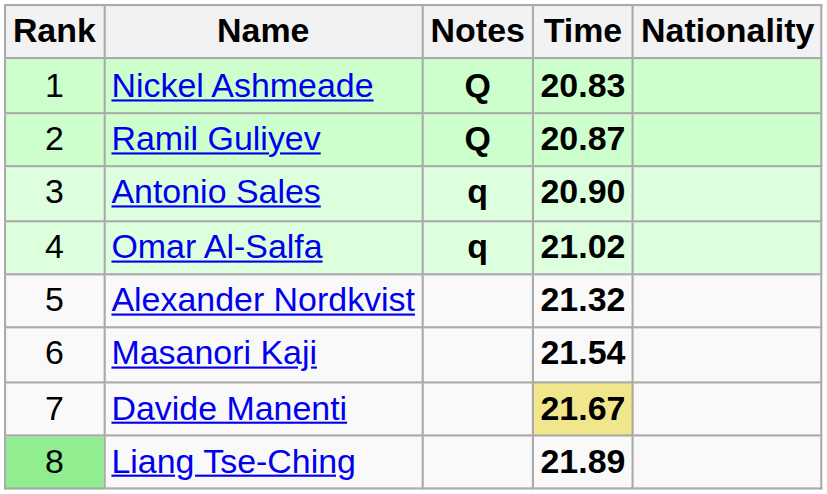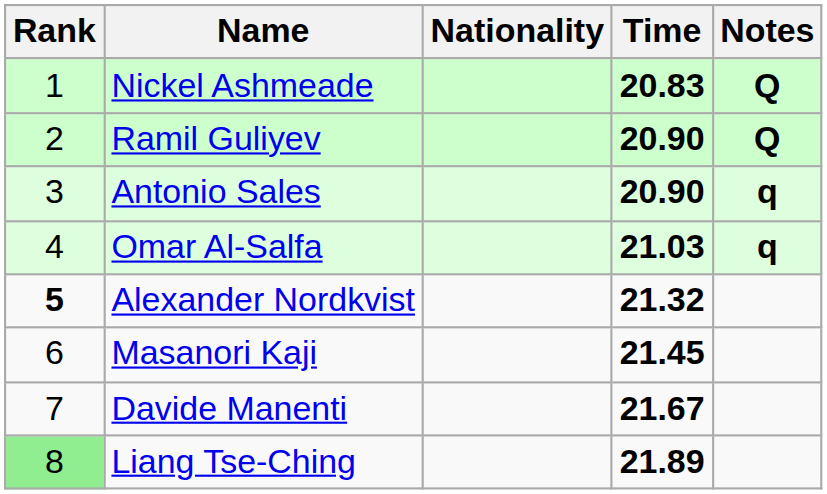columns swapped: (728, 31) <-> (478, 31)
(583, 138) 20.87 -> (662, 138) 20.90
(583, 246) 21.02 -> (662, 246) 21.03
(54, 300) normal -> (54, 300) bold
(583, 354) 21.54 -> (662, 354) 21.45
(583, 407) khaki background -> (662, 407) no background
